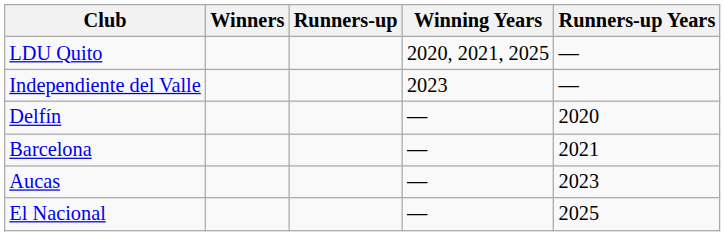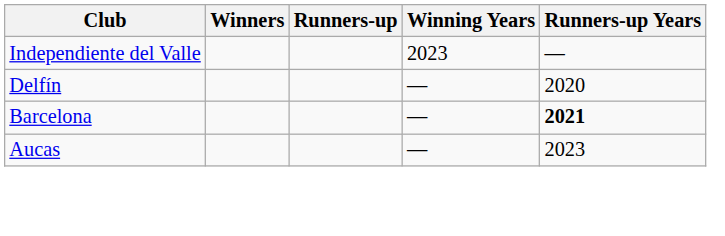- row: (56, 52)
(579, 149) normal -> (565, 117) bold
- row: (58, 213)
